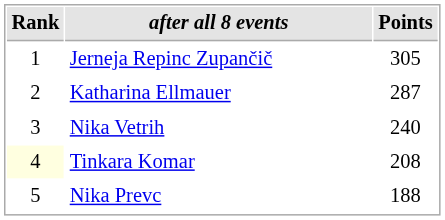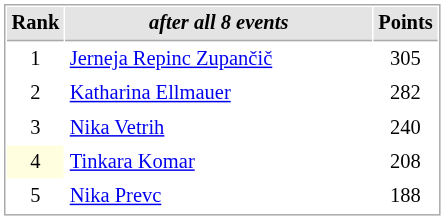(405, 93) 287 -> (405, 93) 282
